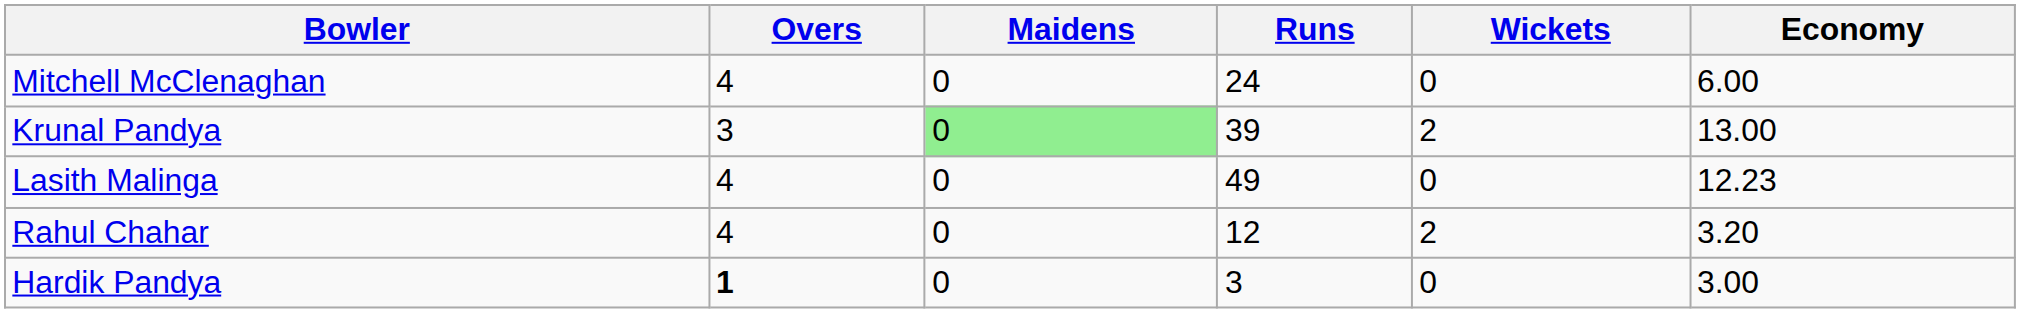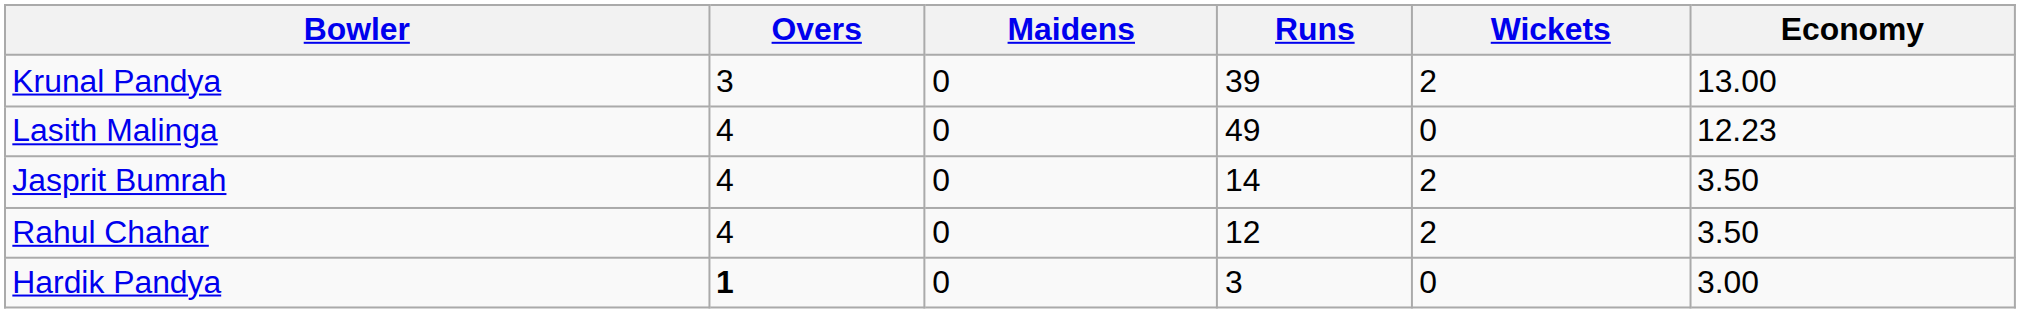- row: (169, 80)
(941, 130) lightgreen background -> (941, 80) no background
+ row: (119, 181)
(1728, 231) 3.20 -> (1728, 231) 3.50
